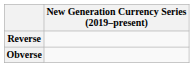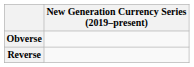rows swapped: (24, 54) <-> (24, 39)
